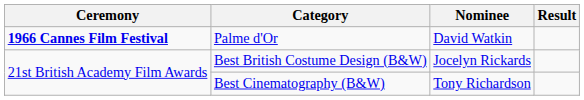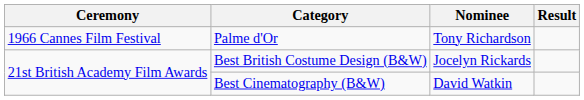(88, 38) bold -> (84, 38) normal
(473, 38) David Watkin -> (482, 38) Tony Richardson
(482, 83) Tony Richardson -> (473, 83) David Watkin
